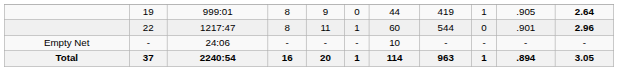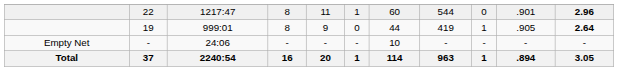rows swapped: (148, 12) <-> (148, 27)
